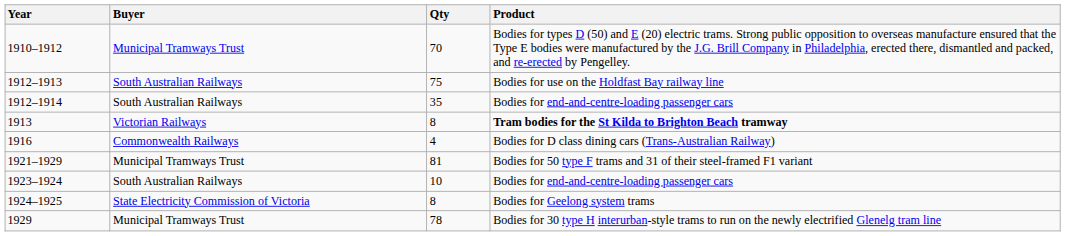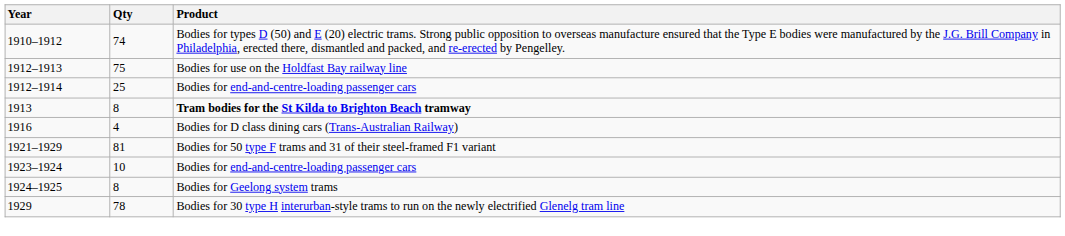- column: (129, 14)
(436, 48) 70 -> (119, 41) 74
(436, 102) 35 -> (119, 87) 25
